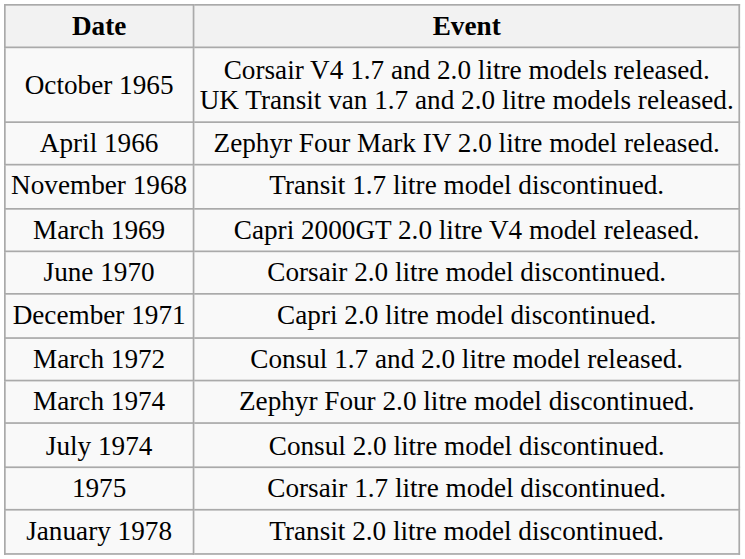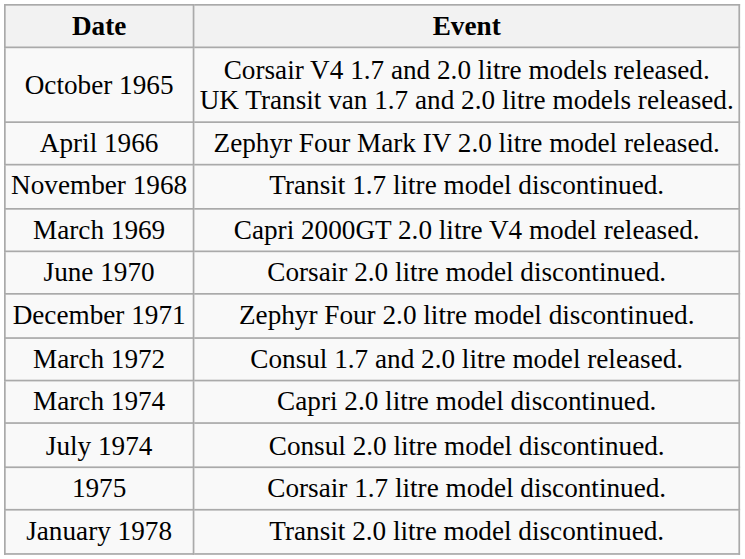(467, 315) Capri 2.0 litre model discontinued. -> (467, 315) Zephyr Four 2.0 litre model discontinued.
(467, 401) Zephyr Four 2.0 litre model discontinued. -> (467, 401) Capri 2.0 litre model discontinued.
